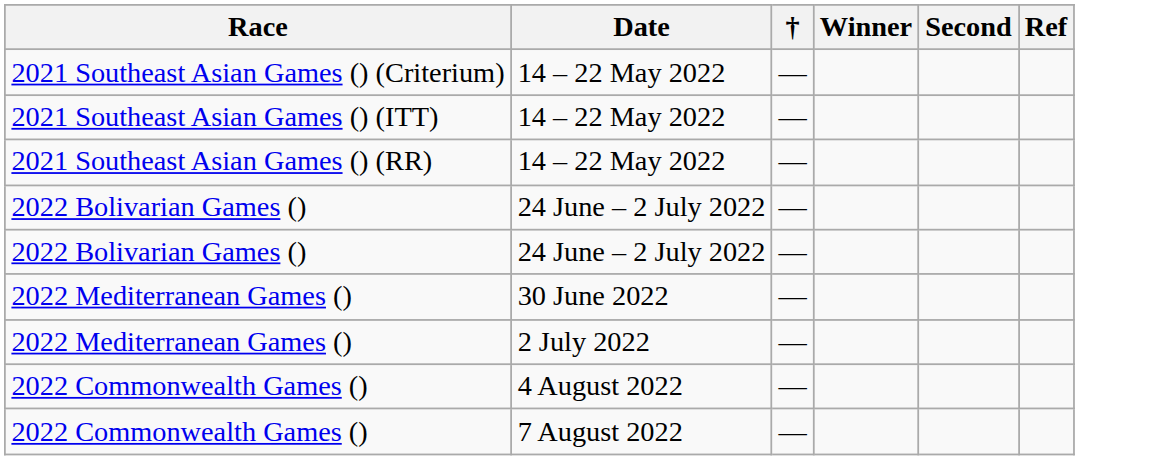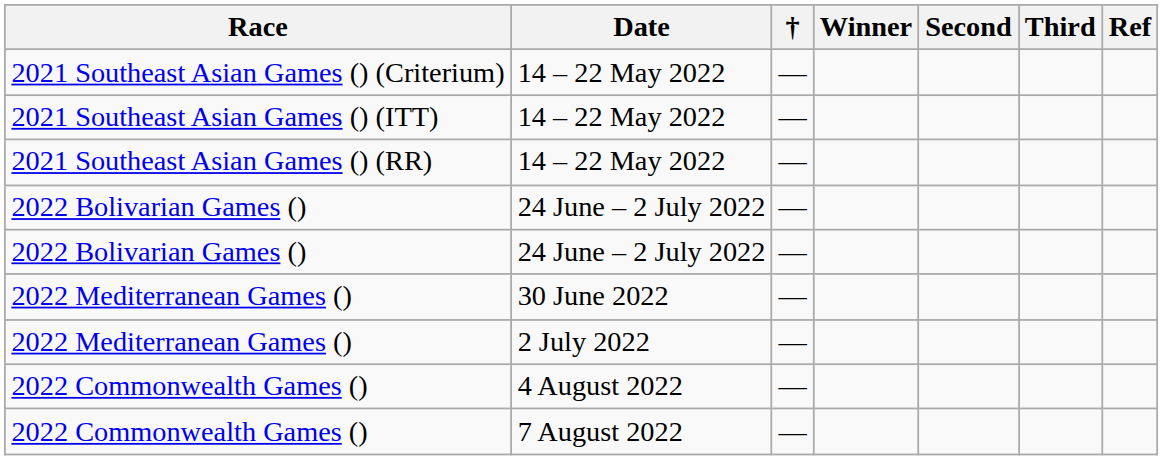+ column: (1060, 26)
